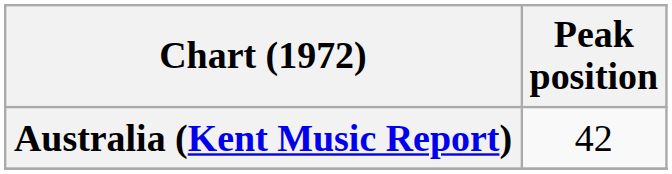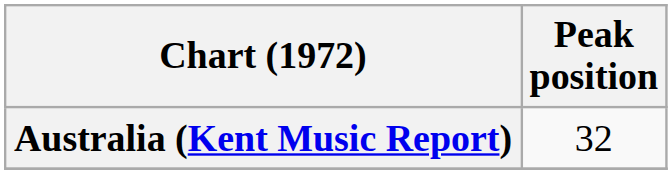(594, 137) 42 -> (594, 137) 32
